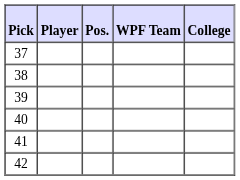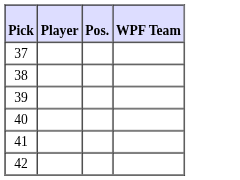- column: (209, 31)
